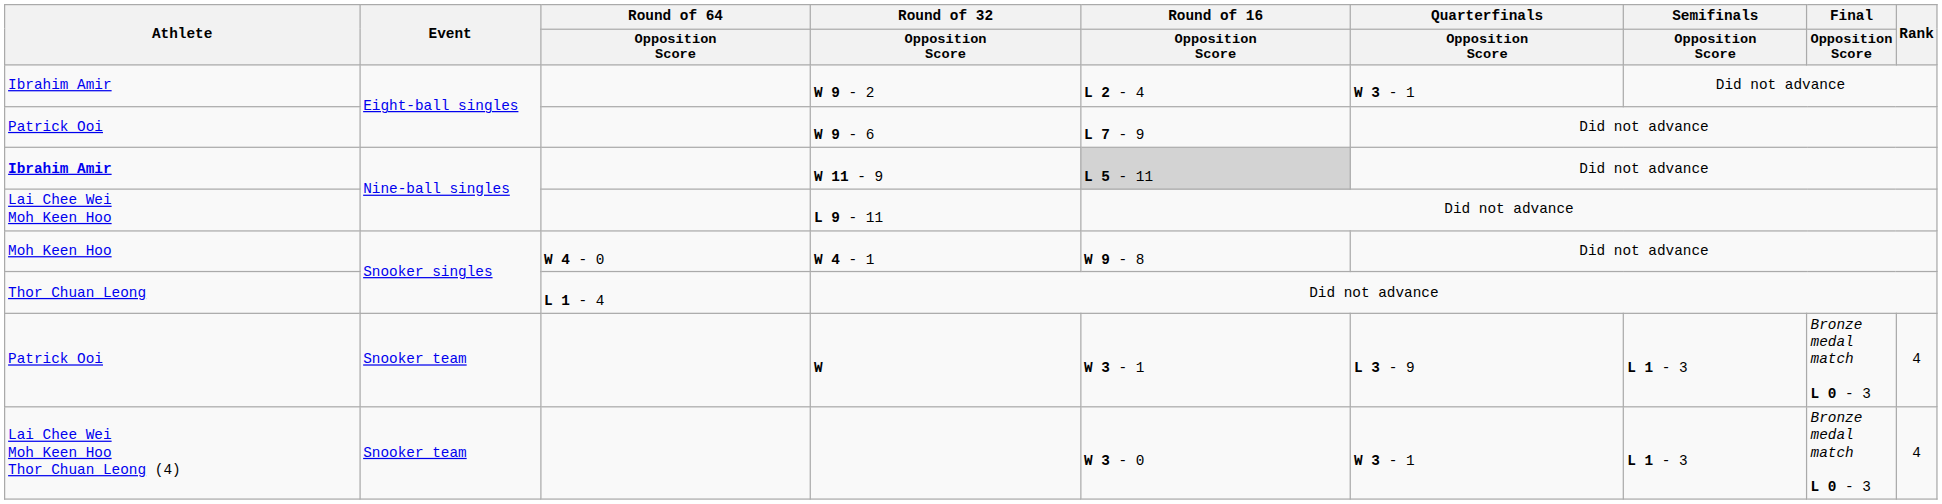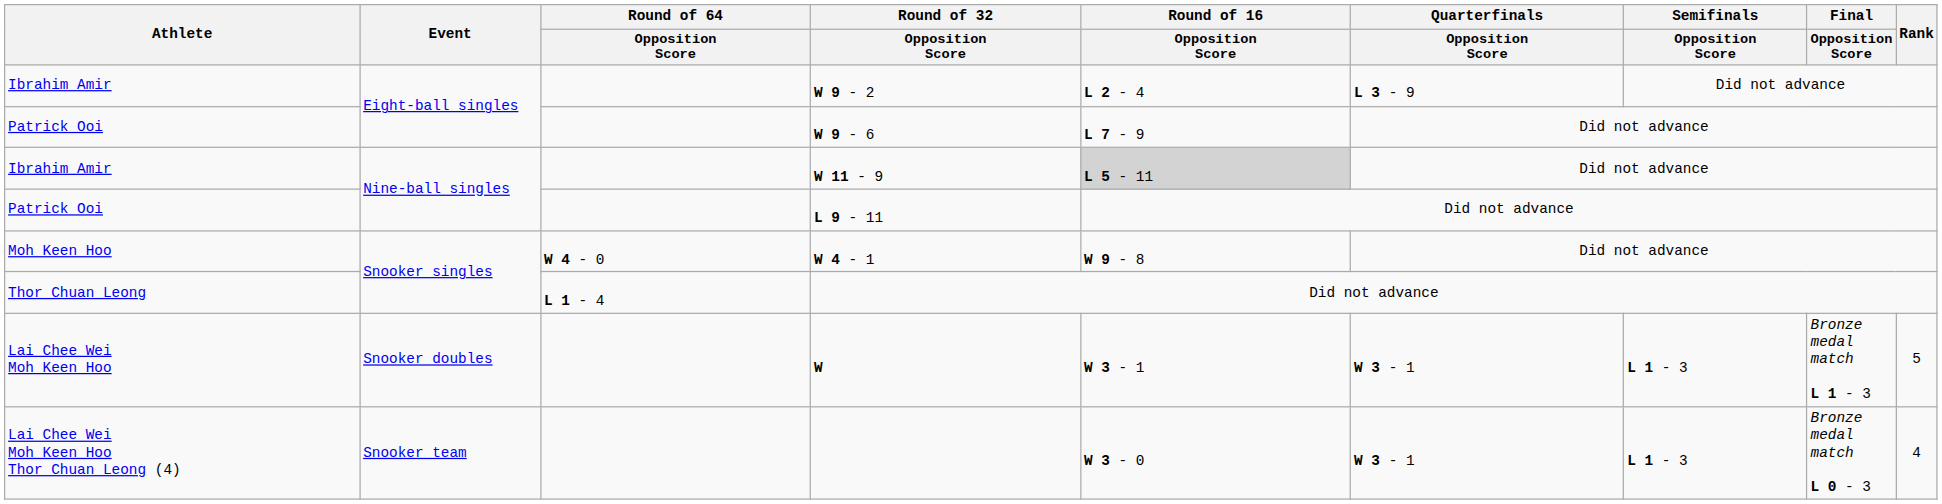(1384, 94) W 3 - 1 -> (1384, 94) L 3 - 9
(60, 168) bold -> (60, 168) normal
(60, 210) Lai Chee Wei Moh Keen Hoo -> (56, 210) Patrick Ooi
(56, 360) Patrick Ooi -> (60, 360) Lai Chee Wei Moh Keen Hoo
(415, 360) Snooker team -> (428, 360) Snooker doubles
(1384, 368) L 3 - 9 -> (1384, 368) W 3 - 1
(1841, 360) Bronze medal match L 0 - 3 -> (1841, 360) Bronze medal match L 1 - 3
(1917, 360) 4 -> (1917, 360) 5
